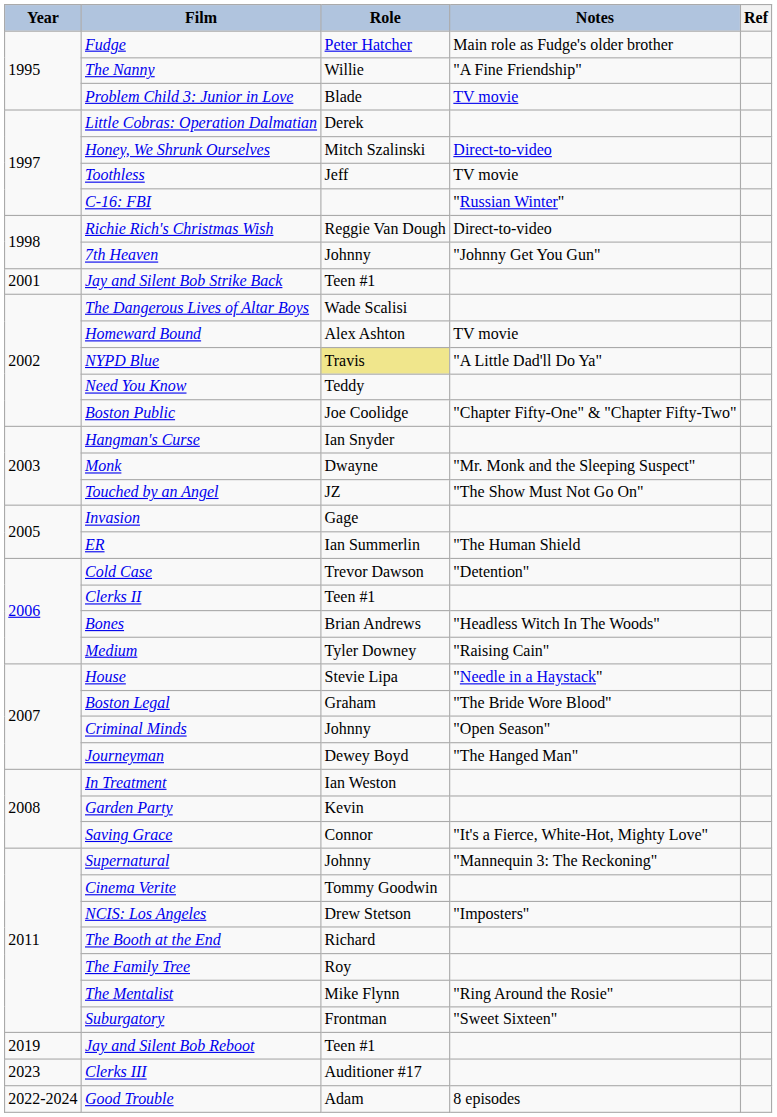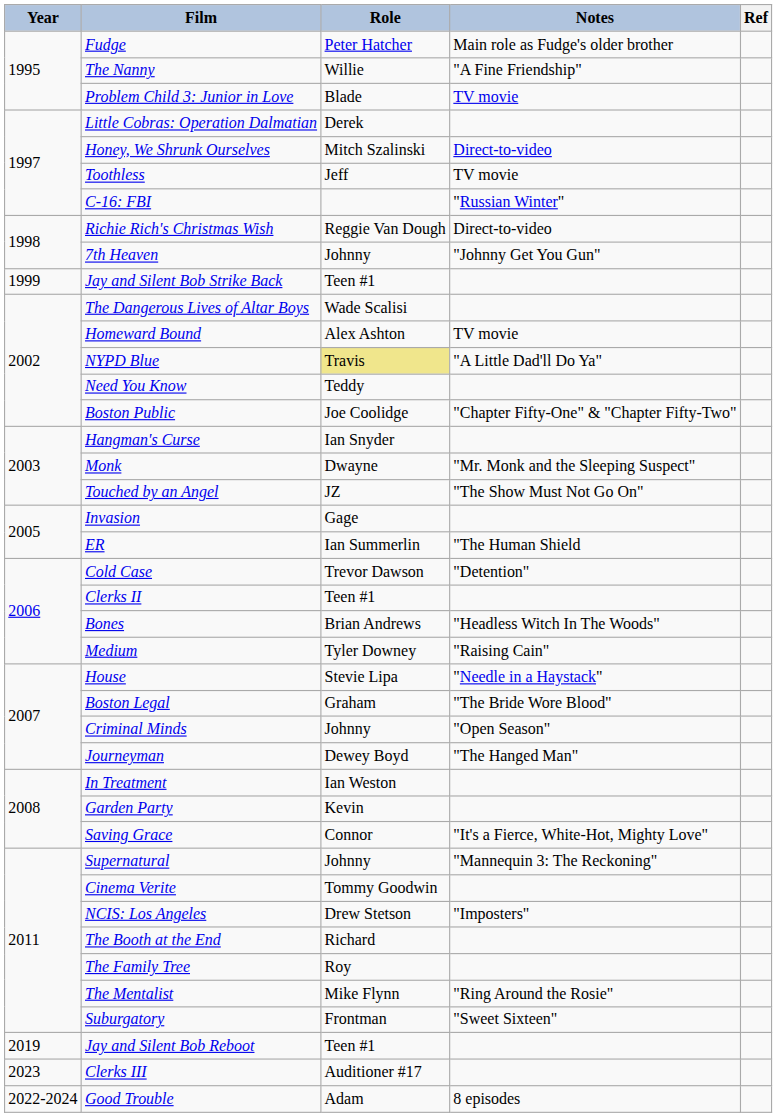(24, 281) 2001 -> (24, 281) 1999
